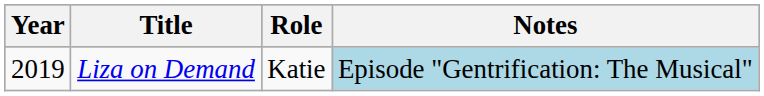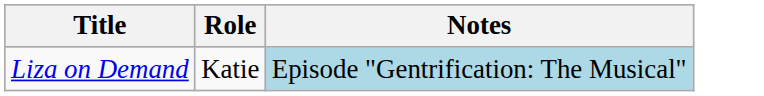- column: (38, 25)
